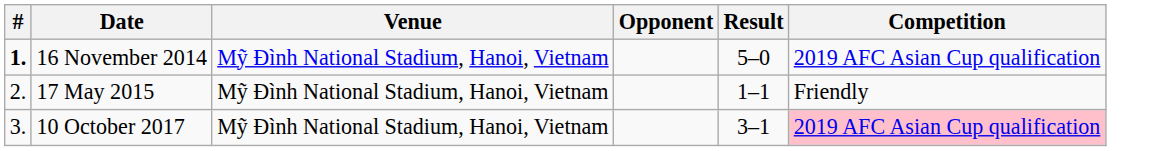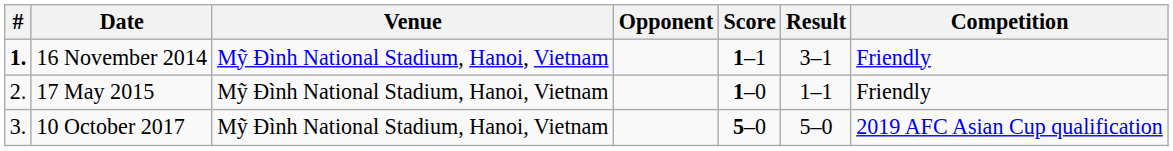+ column: (750, 22)
(753, 57) 5–0 -> (816, 57) 3–1
(947, 57) 2019 AFC Asian Cup qualification -> (894, 57) Friendly
(753, 127) 3–1 -> (816, 127) 5–0
(947, 127) pink background -> (1010, 127) no background
